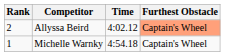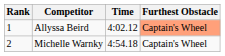(9, 28) 2 -> (9, 28) 1
(9, 43) 1 -> (9, 43) 2
